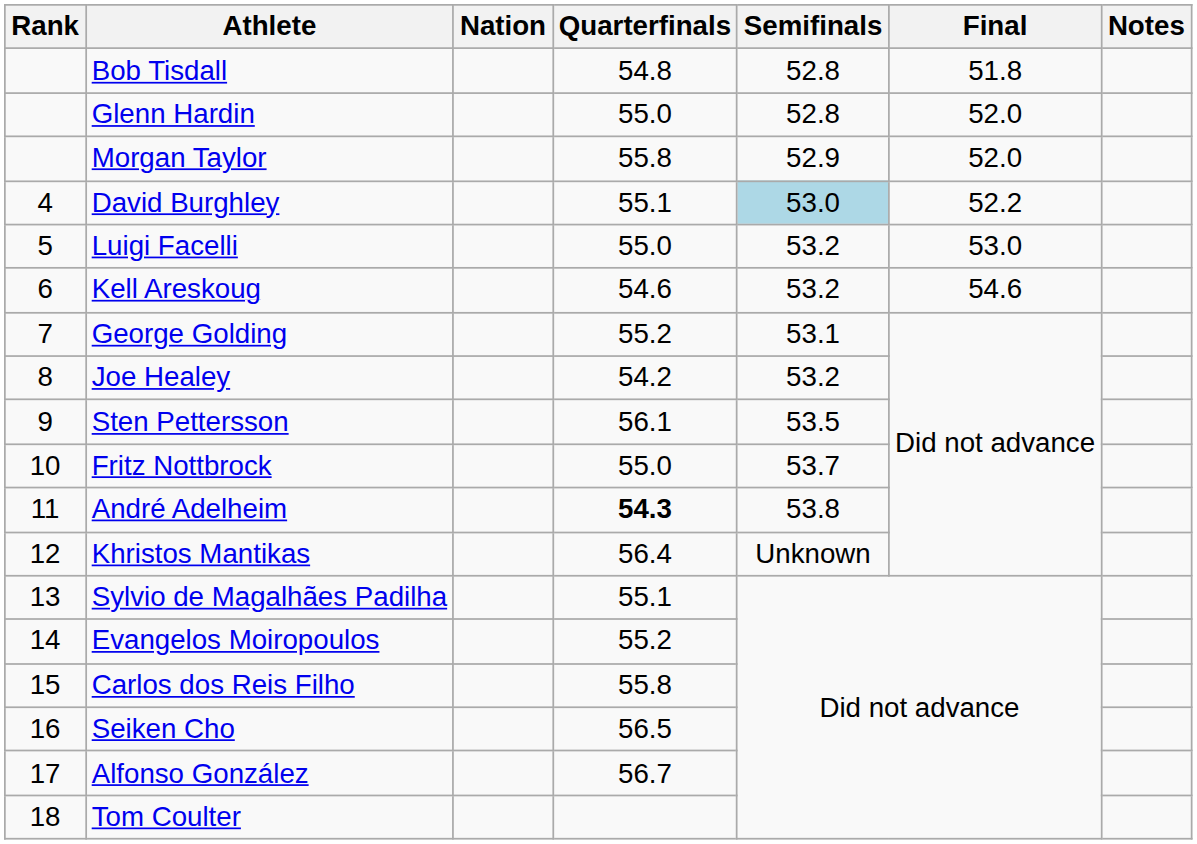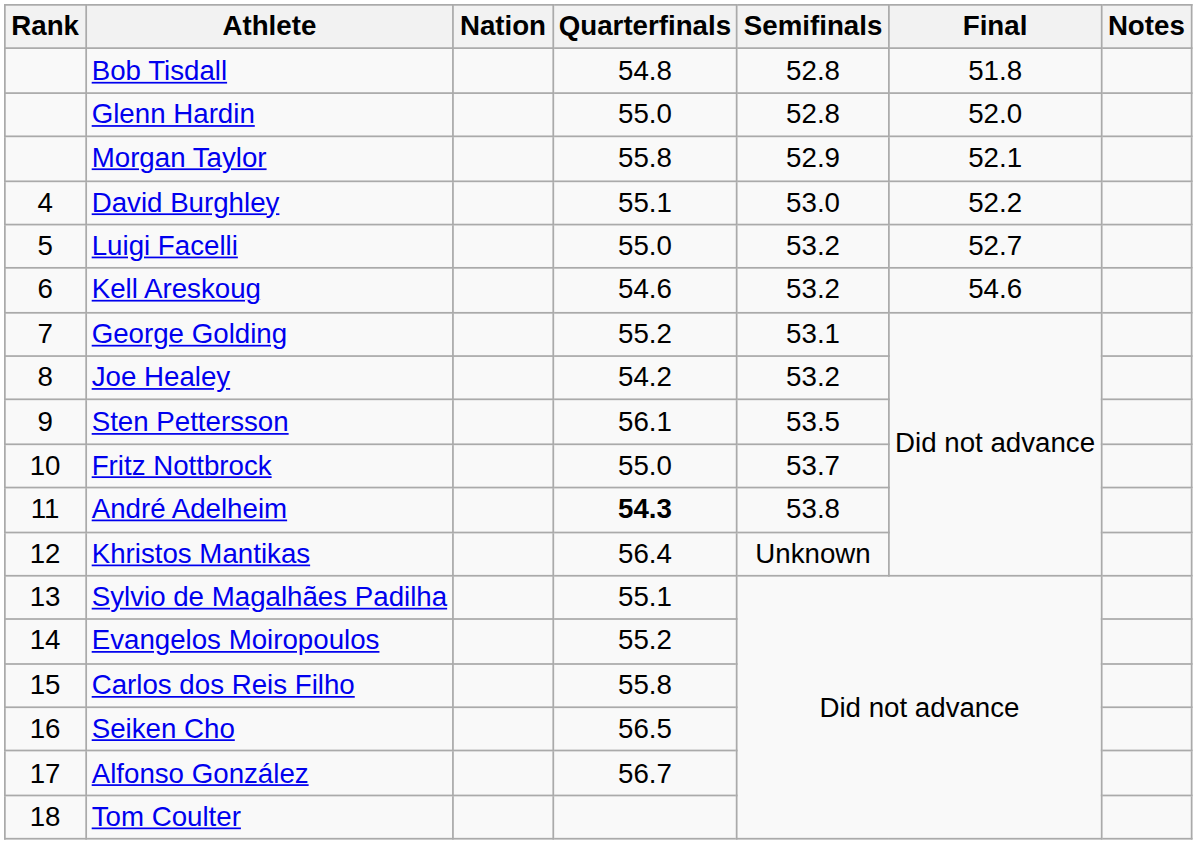(995, 158) 52.0 -> (995, 158) 52.1
(813, 202) lightblue background -> (813, 202) no background
(995, 245) 53.0 -> (995, 245) 52.7
